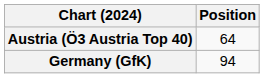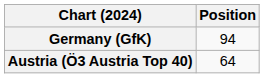rows swapped: (100, 38) <-> (100, 61)
